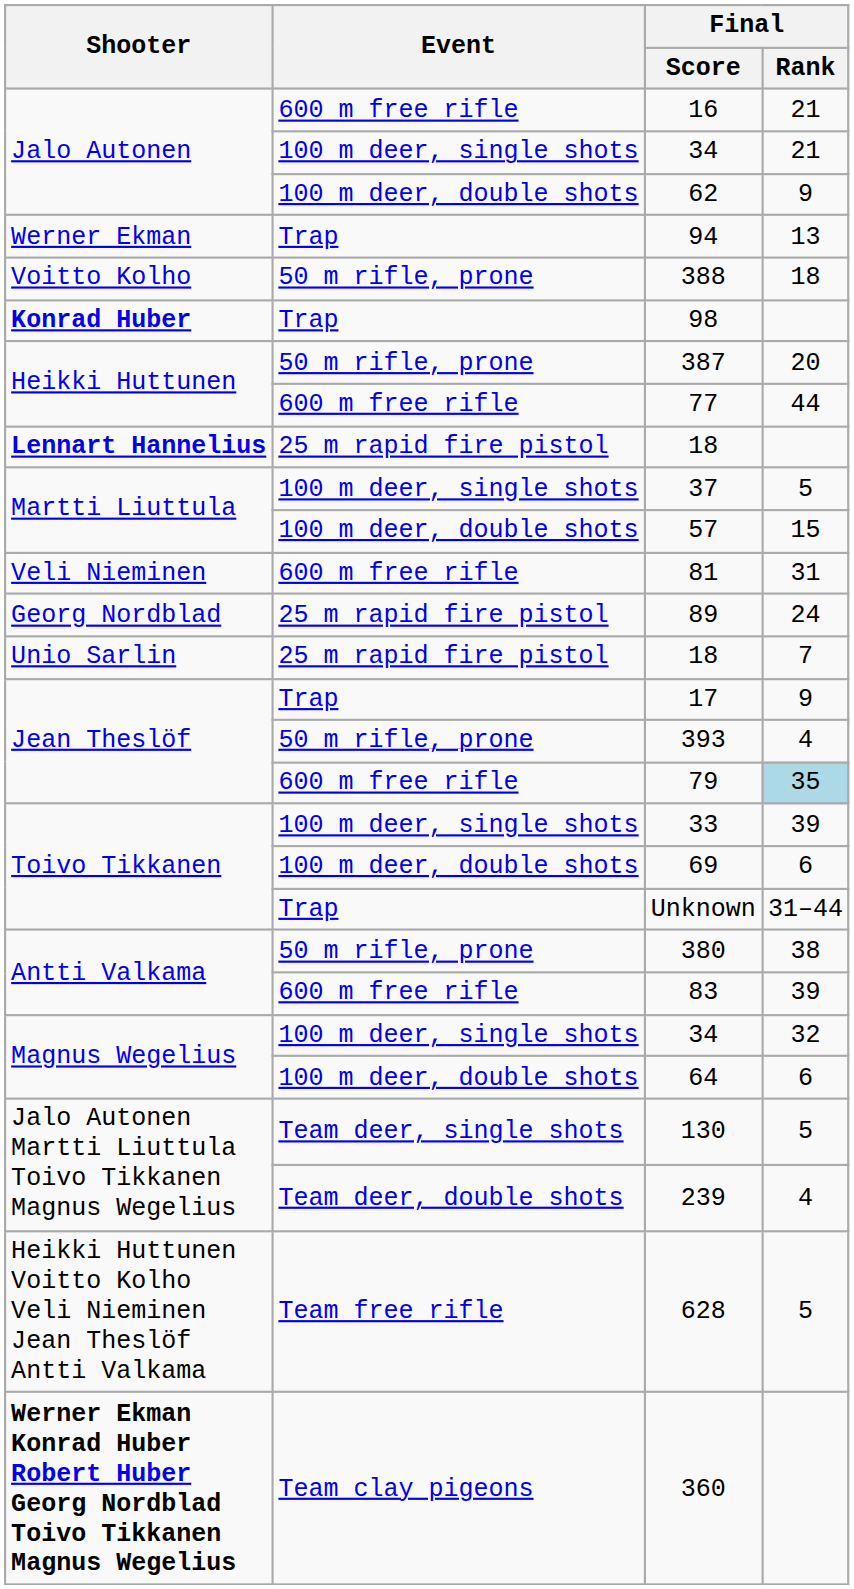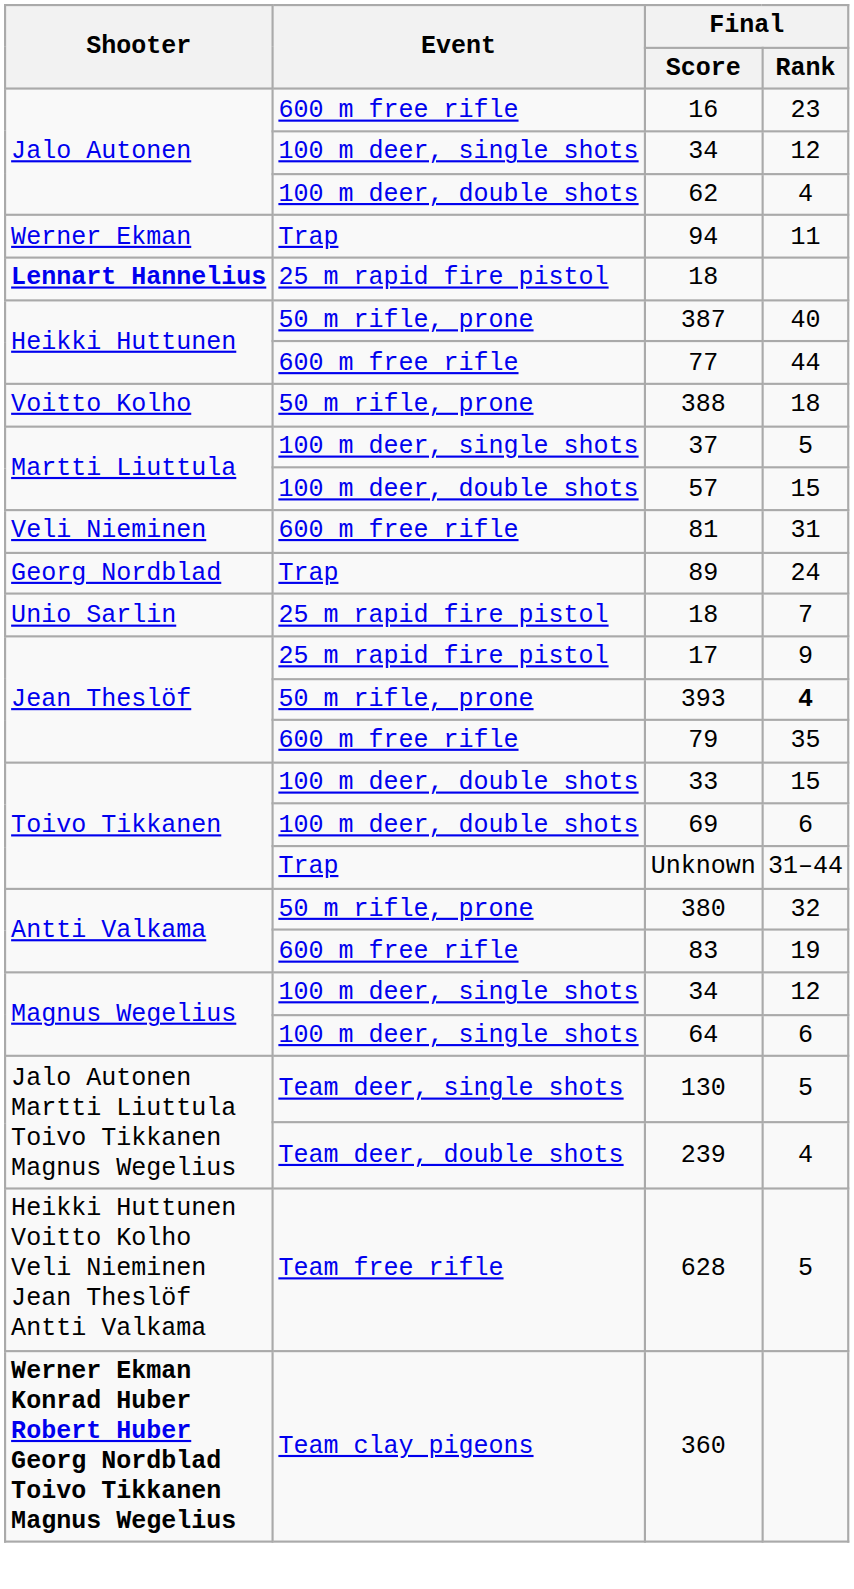(805, 110) 21 -> (805, 110) 23
(805, 152) 21 -> (805, 152) 12
(805, 194) 9 -> (805, 194) 4
(805, 236) 13 -> (805, 236) 11
rows swapped: (139, 446) <-> (101, 278)
- row: (101, 320)
(805, 362) 20 -> (805, 320) 40
(444, 615) 25 m rapid fire pistol -> (308, 573) Trap
(308, 699) Trap -> (444, 657) 25 m rapid fire pistol
(805, 741) normal -> (805, 699) bold
(805, 783) lightblue background -> (805, 741) no background
(458, 825) 100 m deer, single shots -> (458, 783) 100 m deer, double shots
(805, 825) 39 -> (805, 783) 15
(805, 951) 38 -> (805, 909) 32
(805, 993) 39 -> (805, 951) 19
(805, 1035) 32 -> (805, 993) 12
(458, 1077) 100 m deer, double shots -> (458, 1035) 100 m deer, single shots
